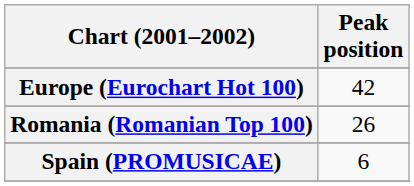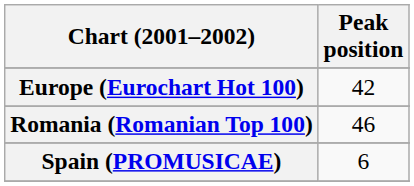(363, 124) 26 -> (363, 124) 46
